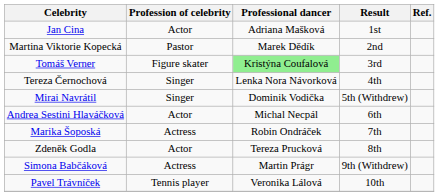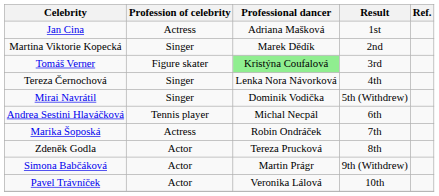(180, 30) Actor -> (180, 30) Actress
(180, 47) Pastor -> (180, 47) Singer
(180, 115) Actor -> (180, 115) Tennis player
(180, 166) Actress -> (180, 166) Actor
(180, 183) Tennis player -> (180, 183) Actor
